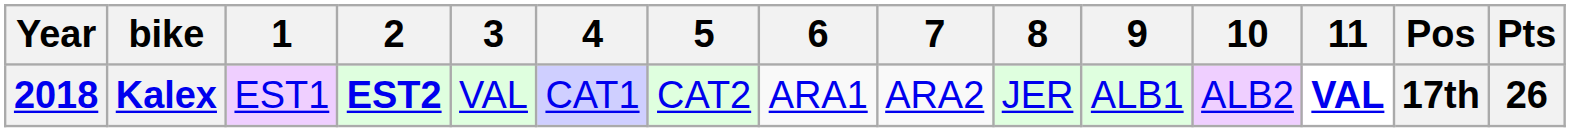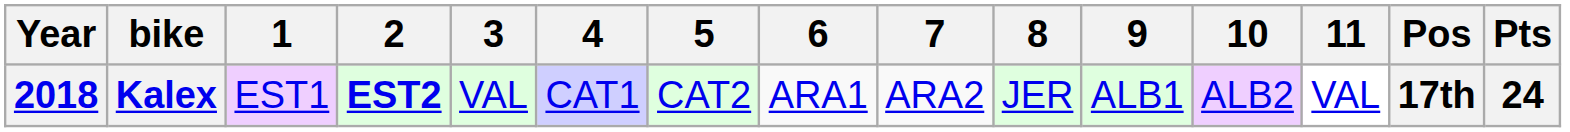(1348, 94) bold -> (1346, 94) normal
(1527, 94) 26 -> (1523, 94) 24
